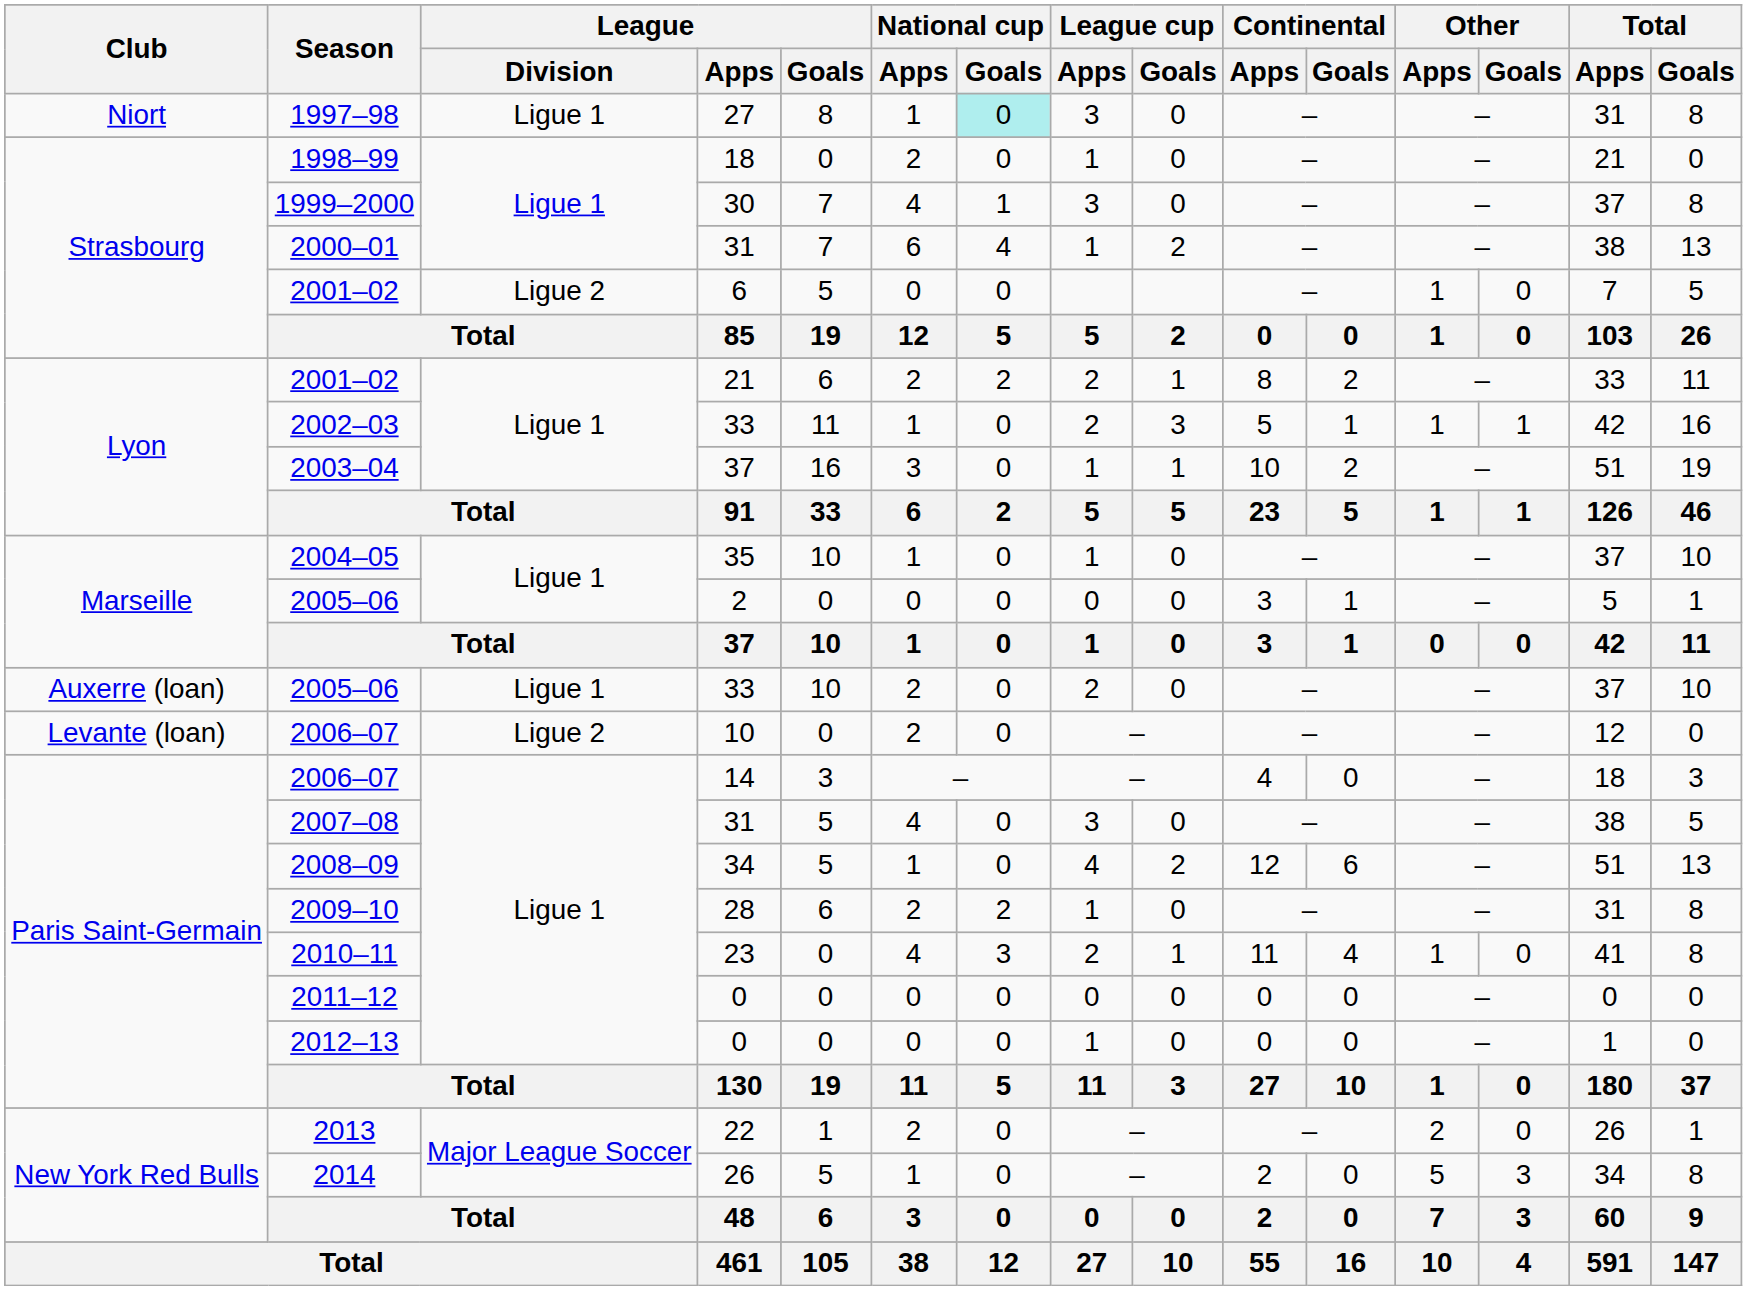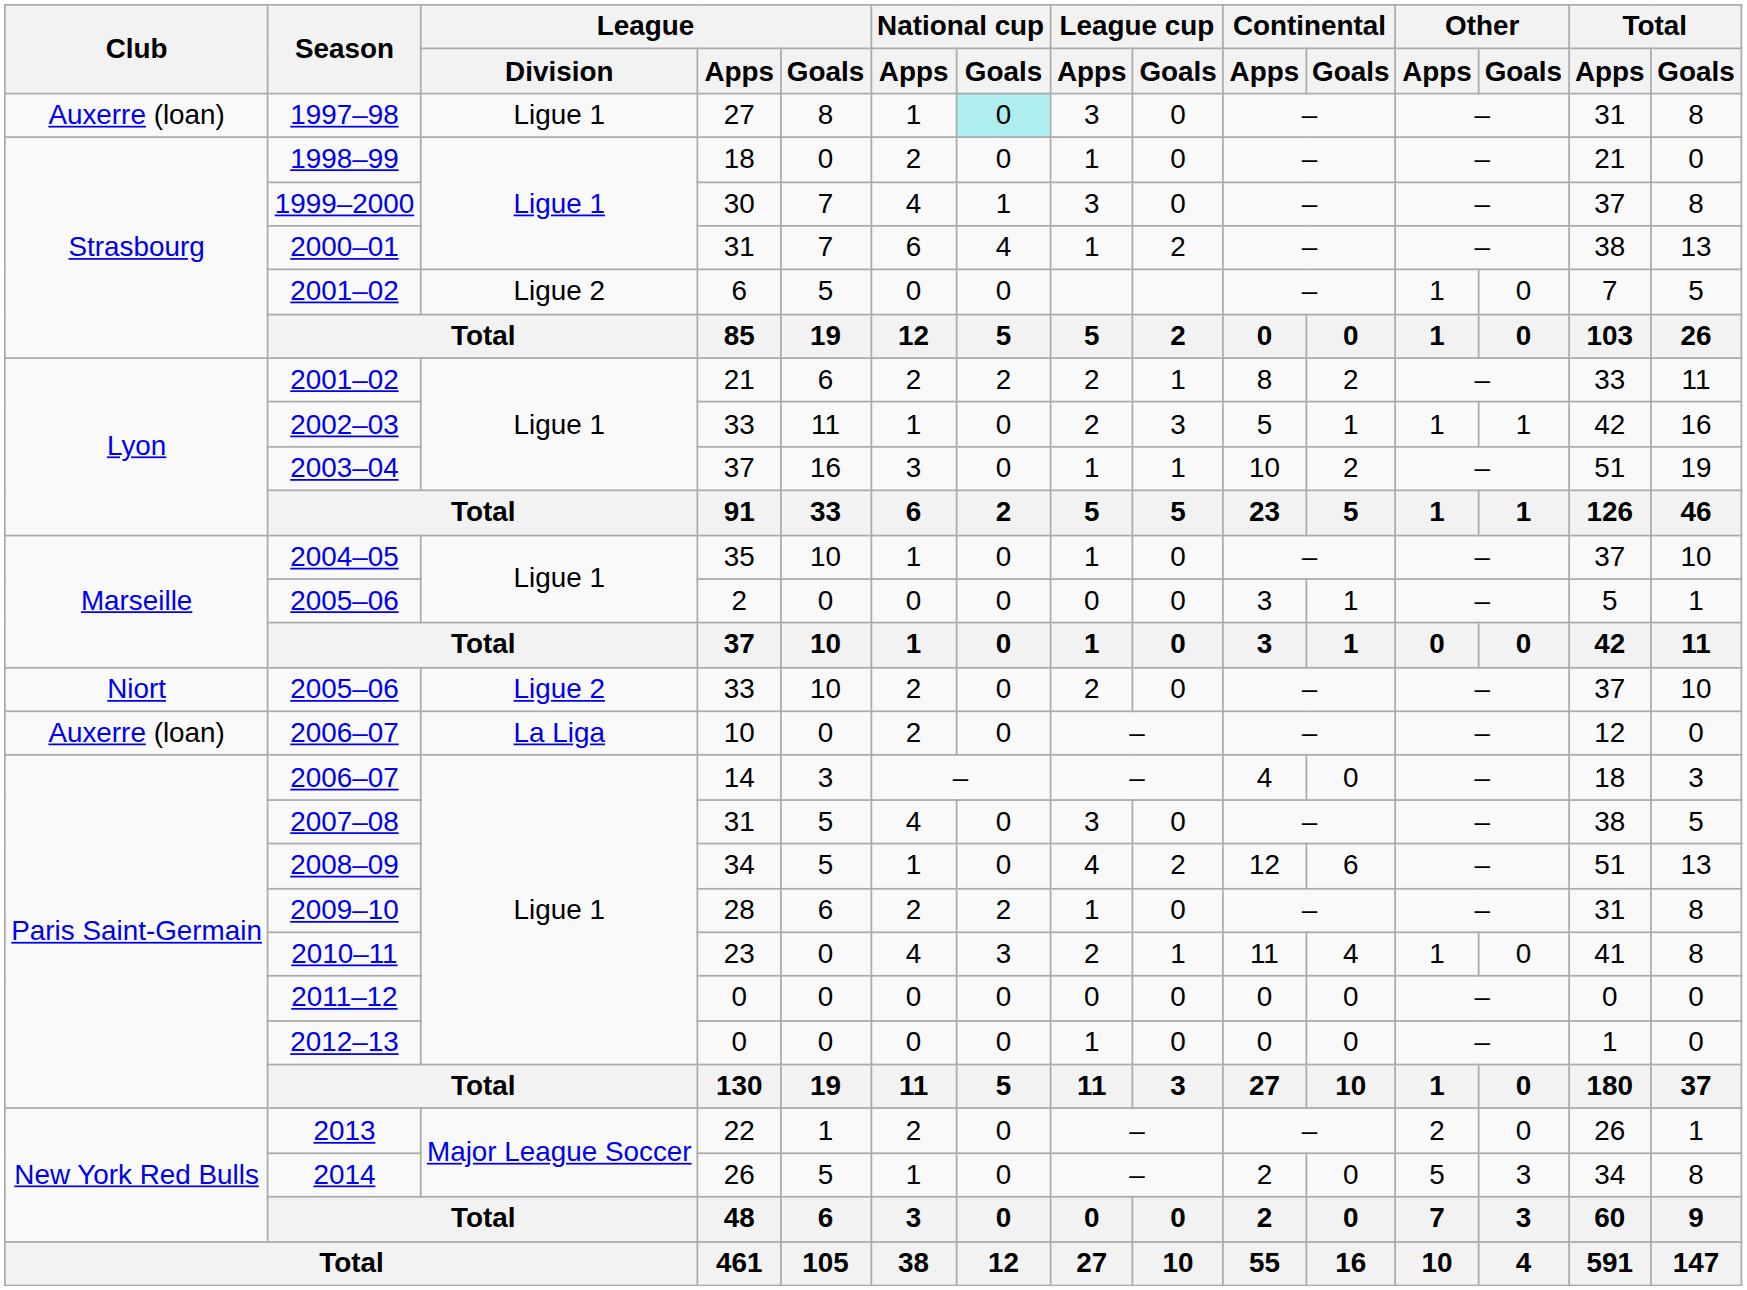(137, 114) Niort -> (137, 114) Auxerre (loan)
(137, 688) Auxerre (loan) -> (137, 688) Niort
(559, 688) Ligue 1 -> (559, 688) Ligue 2
(137, 733) Levante (loan) -> (137, 733) Auxerre (loan)
(559, 733) Ligue 2 -> (559, 733) La Liga
